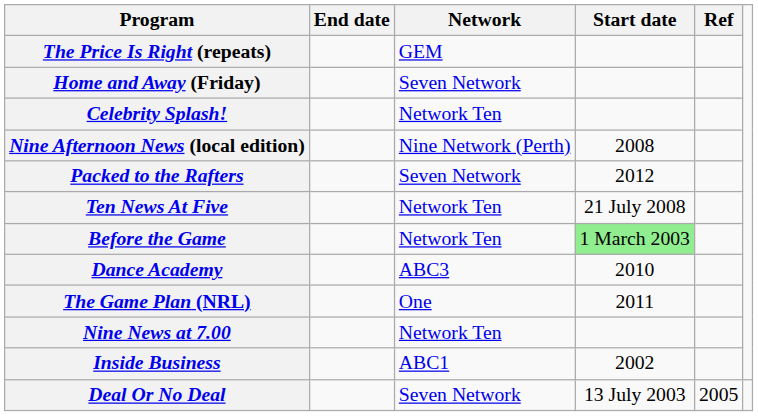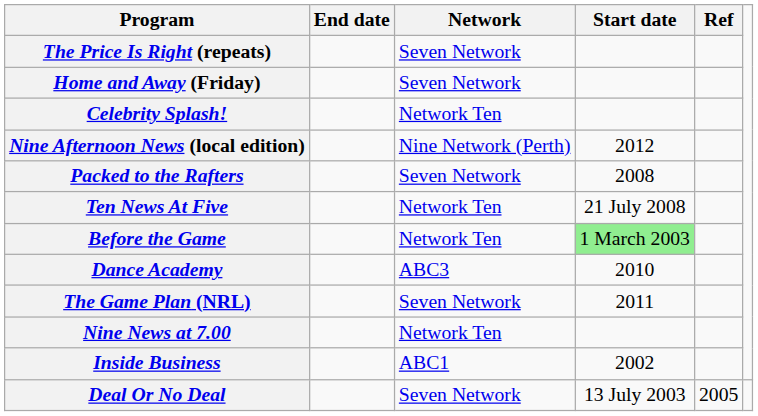(421, 51) GEM -> (460, 51) Seven Network
(635, 144) 2008 -> (635, 144) 2012
(635, 176) 2012 -> (635, 176) 2008
(415, 301) One -> (460, 301) Seven Network
